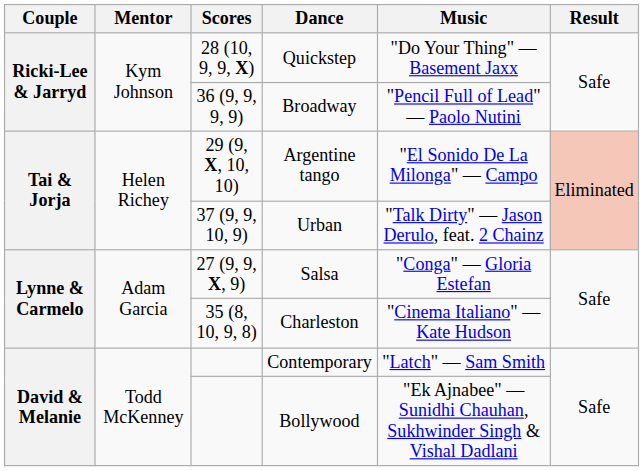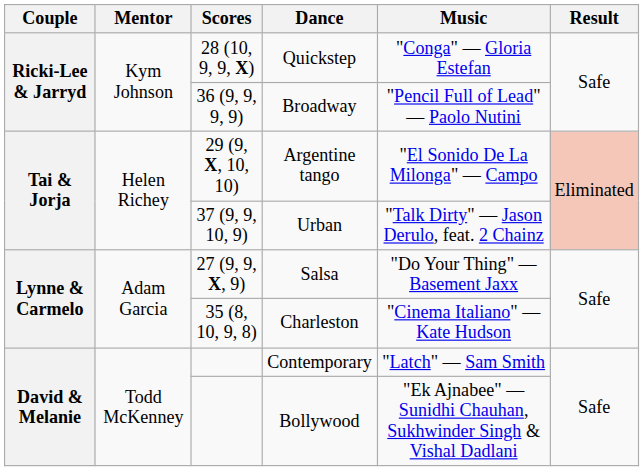(464, 57) "Do Your Thing" — Basement Jaxx -> (464, 57) "Conga" — Gloria Estefan
(464, 274) "Conga" — Gloria Estefan -> (464, 274) "Do Your Thing" — Basement Jaxx
